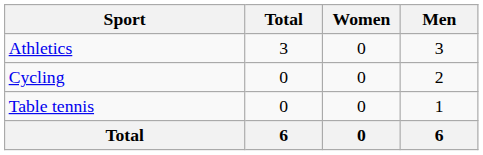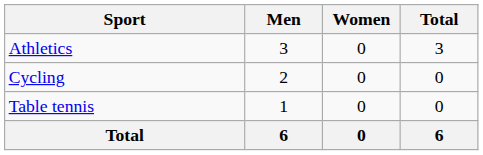columns swapped: (439, 19) <-> (284, 19)
